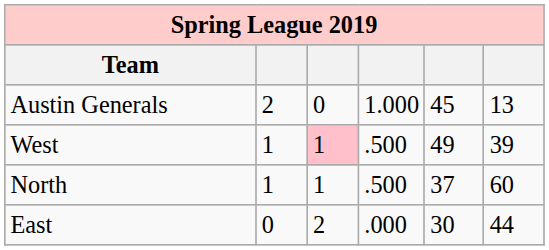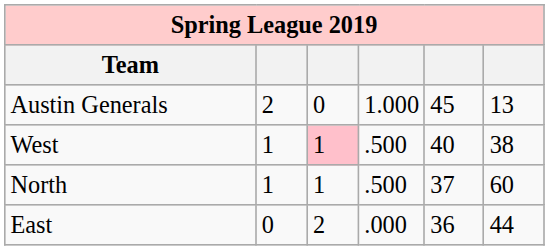(442, 145) 49 -> (442, 145) 40
(502, 145) 39 -> (502, 145) 38
(442, 225) 30 -> (442, 225) 36
